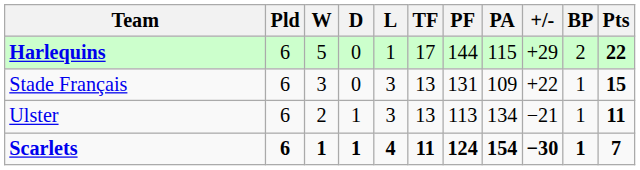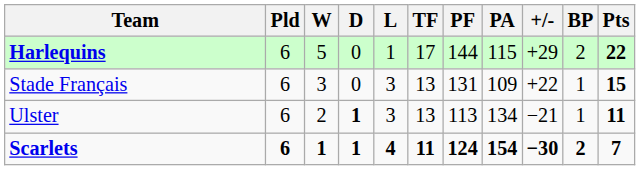(356, 116) normal -> (356, 116) bold
(580, 148) 1 -> (580, 148) 2
